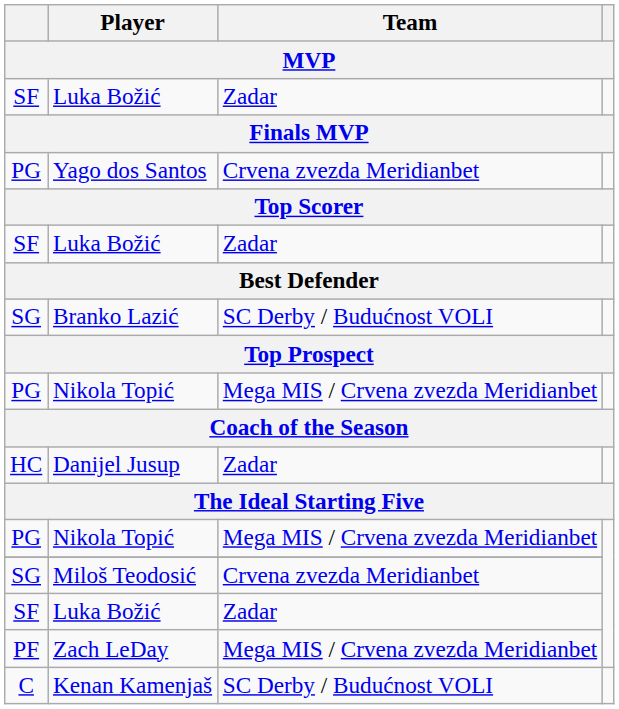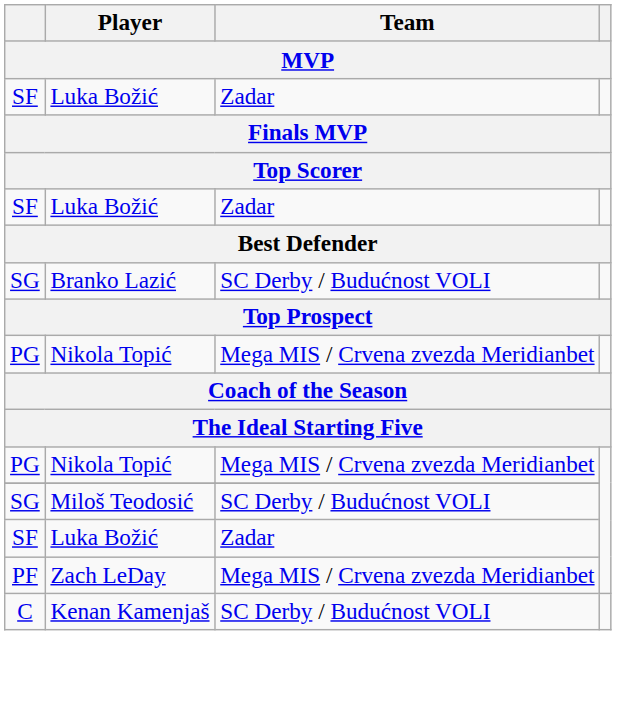- row: (26, 170)
- row: (26, 464)
(351, 574) Crvena zvezda Meridianbet -> (355, 501) SC Derby / Budućnost VOLI
